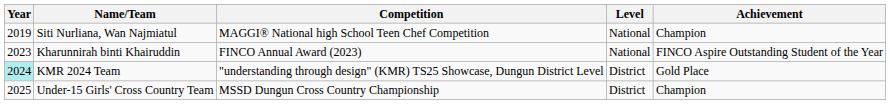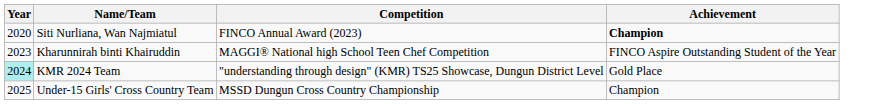- column: (630, 14)
(19, 33) 2019 -> (19, 33) 2020
(354, 33) MAGGI® National high School Teen Chef Competition -> (290, 33) FINCO Annual Award (2023)
(681, 33) normal -> (636, 33) bold
(290, 52) FINCO Annual Award (2023) -> (354, 52) MAGGI® National high School Teen Chef Competition
